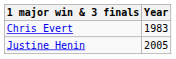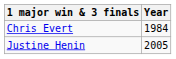(156, 29) 1983 -> (156, 29) 1984
